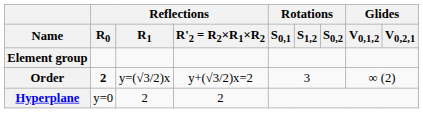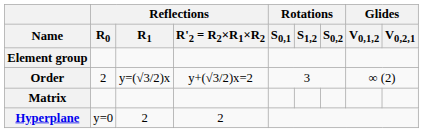(103, 77) bold -> (103, 77) normal
+ row: (47, 98)
